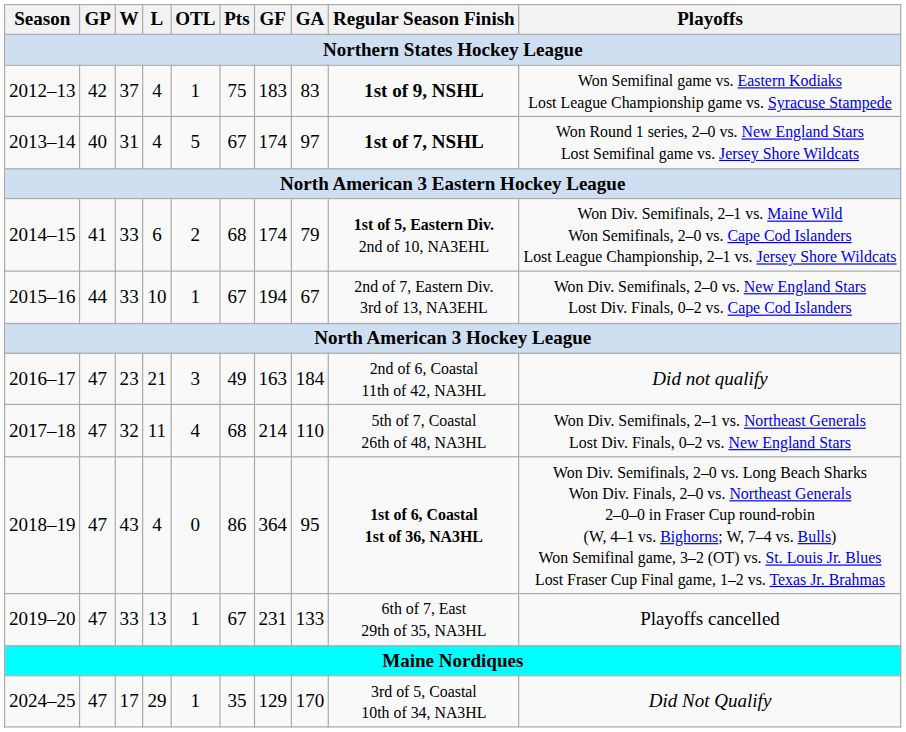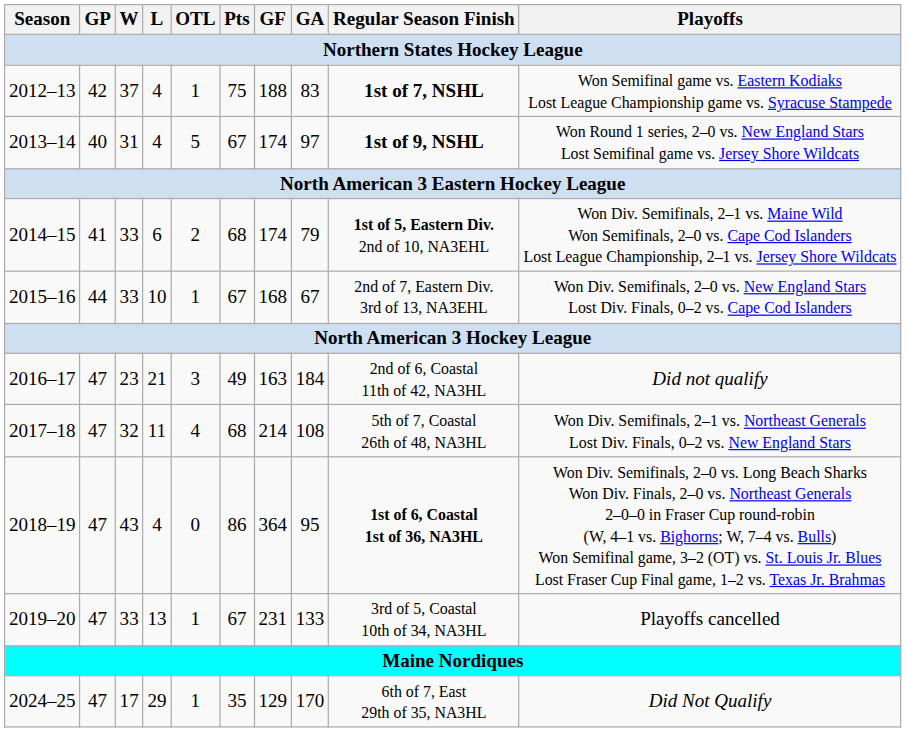(273, 90) 183 -> (273, 90) 188
(424, 90) 1st of 9, NSHL -> (424, 90) 1st of 7, NSHL
(424, 142) 1st of 7, NSHL -> (424, 142) 1st of 9, NSHL
(273, 297) 194 -> (273, 297) 168
(310, 430) 110 -> (310, 430) 108
(424, 620) 6th of 7, East 29th of 35, NA3HL -> (424, 620) 3rd of 5, Coastal 10th of 34, NA3HL
(424, 702) 3rd of 5, Coastal 10th of 34, NA3HL -> (424, 702) 6th of 7, East 29th of 35, NA3HL
